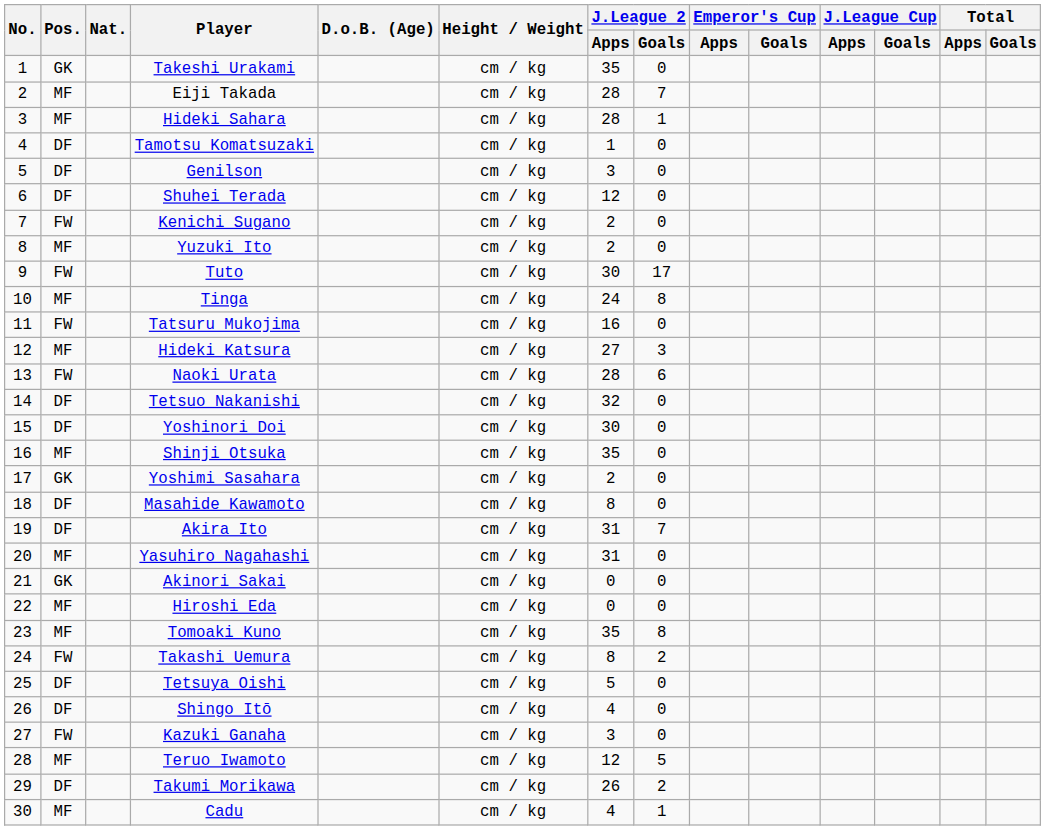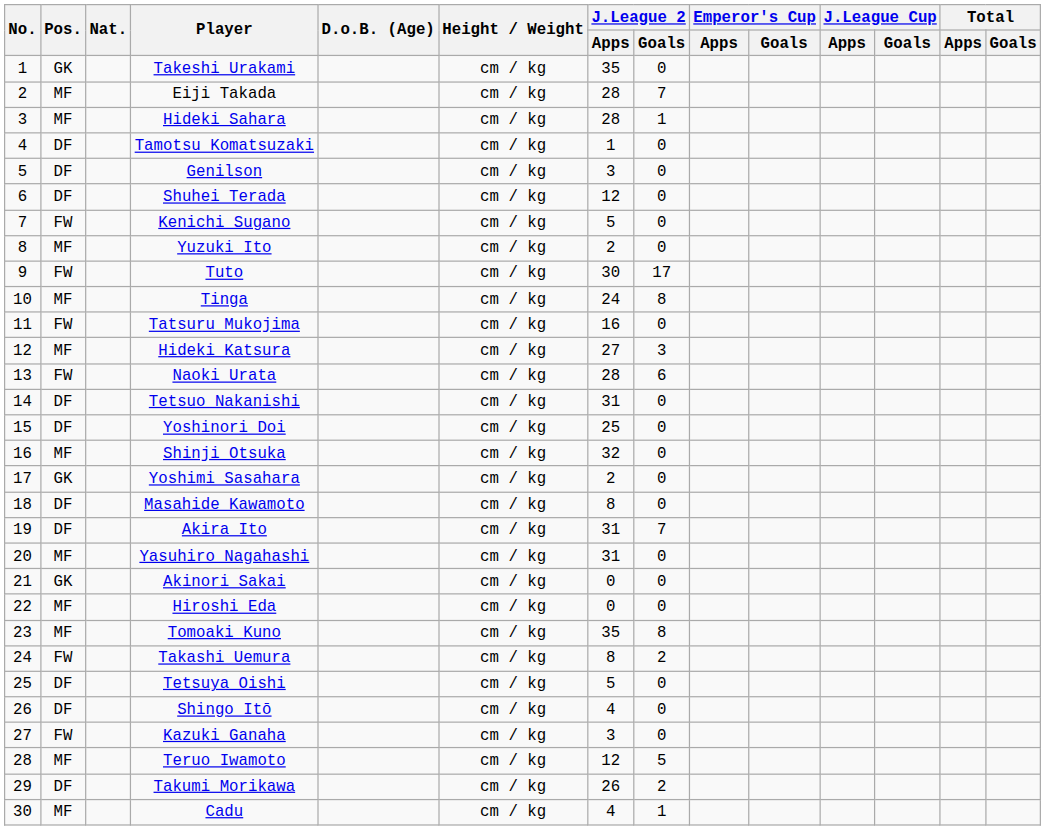(611, 223) 2 -> (611, 223) 5
(611, 402) 32 -> (611, 402) 31
(611, 428) 30 -> (611, 428) 25
(611, 453) 35 -> (611, 453) 32
